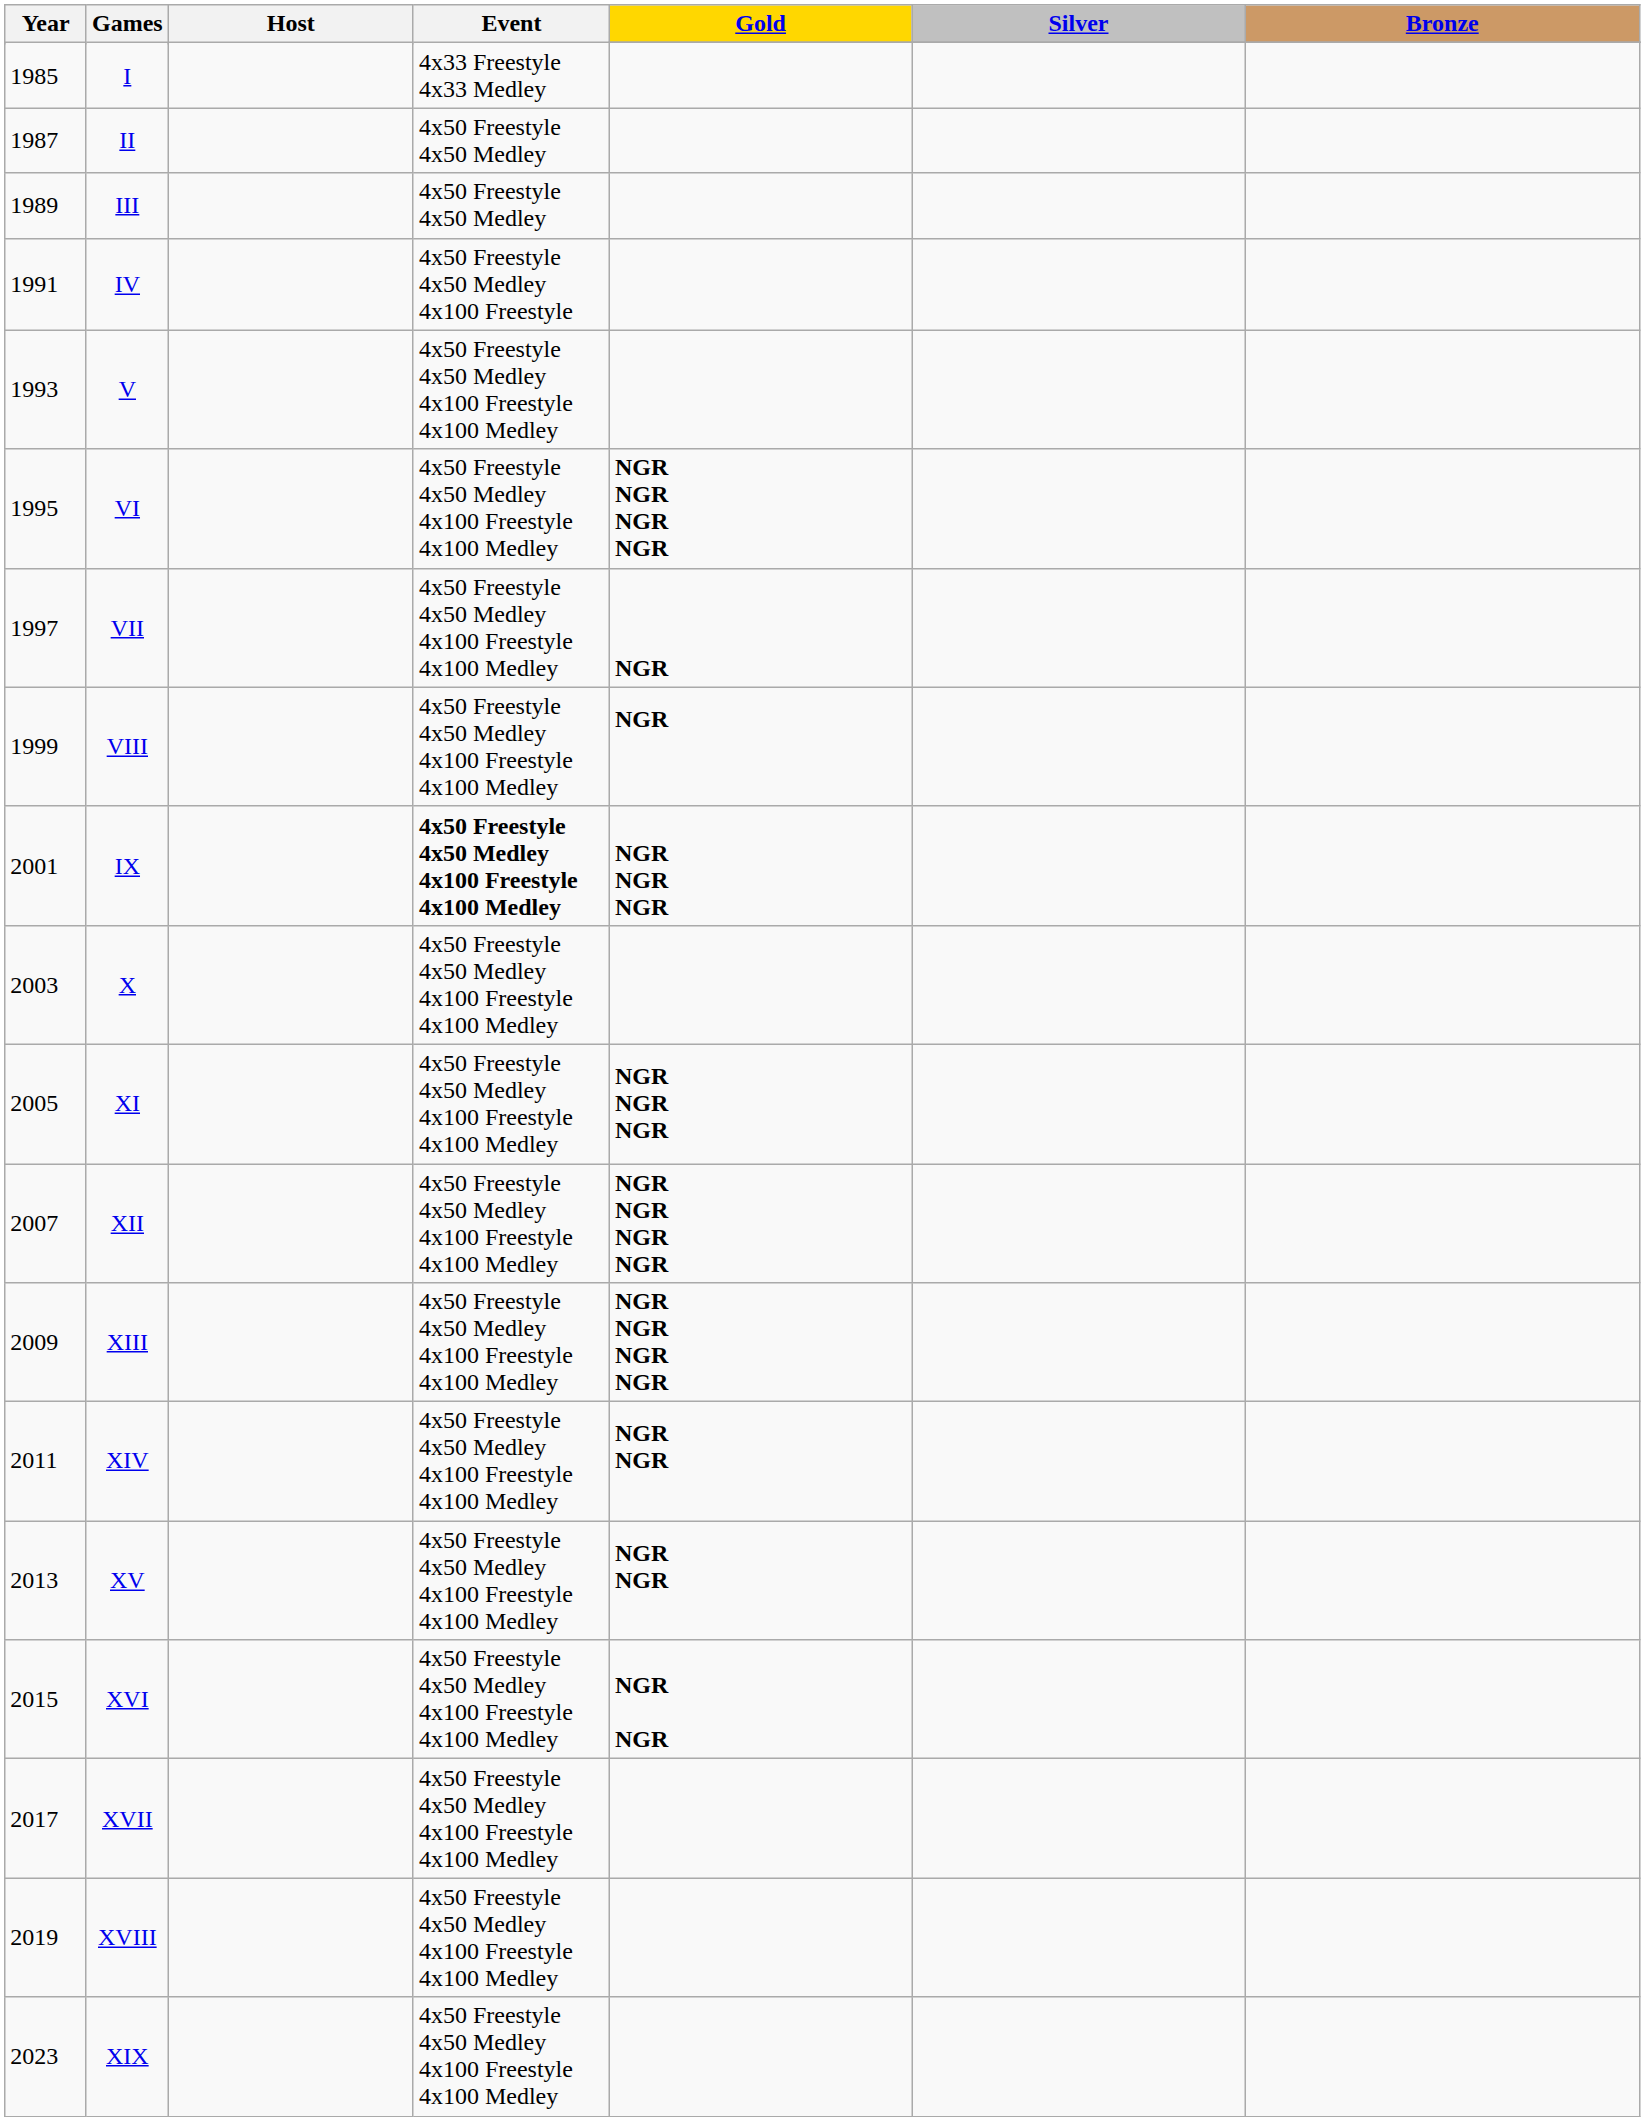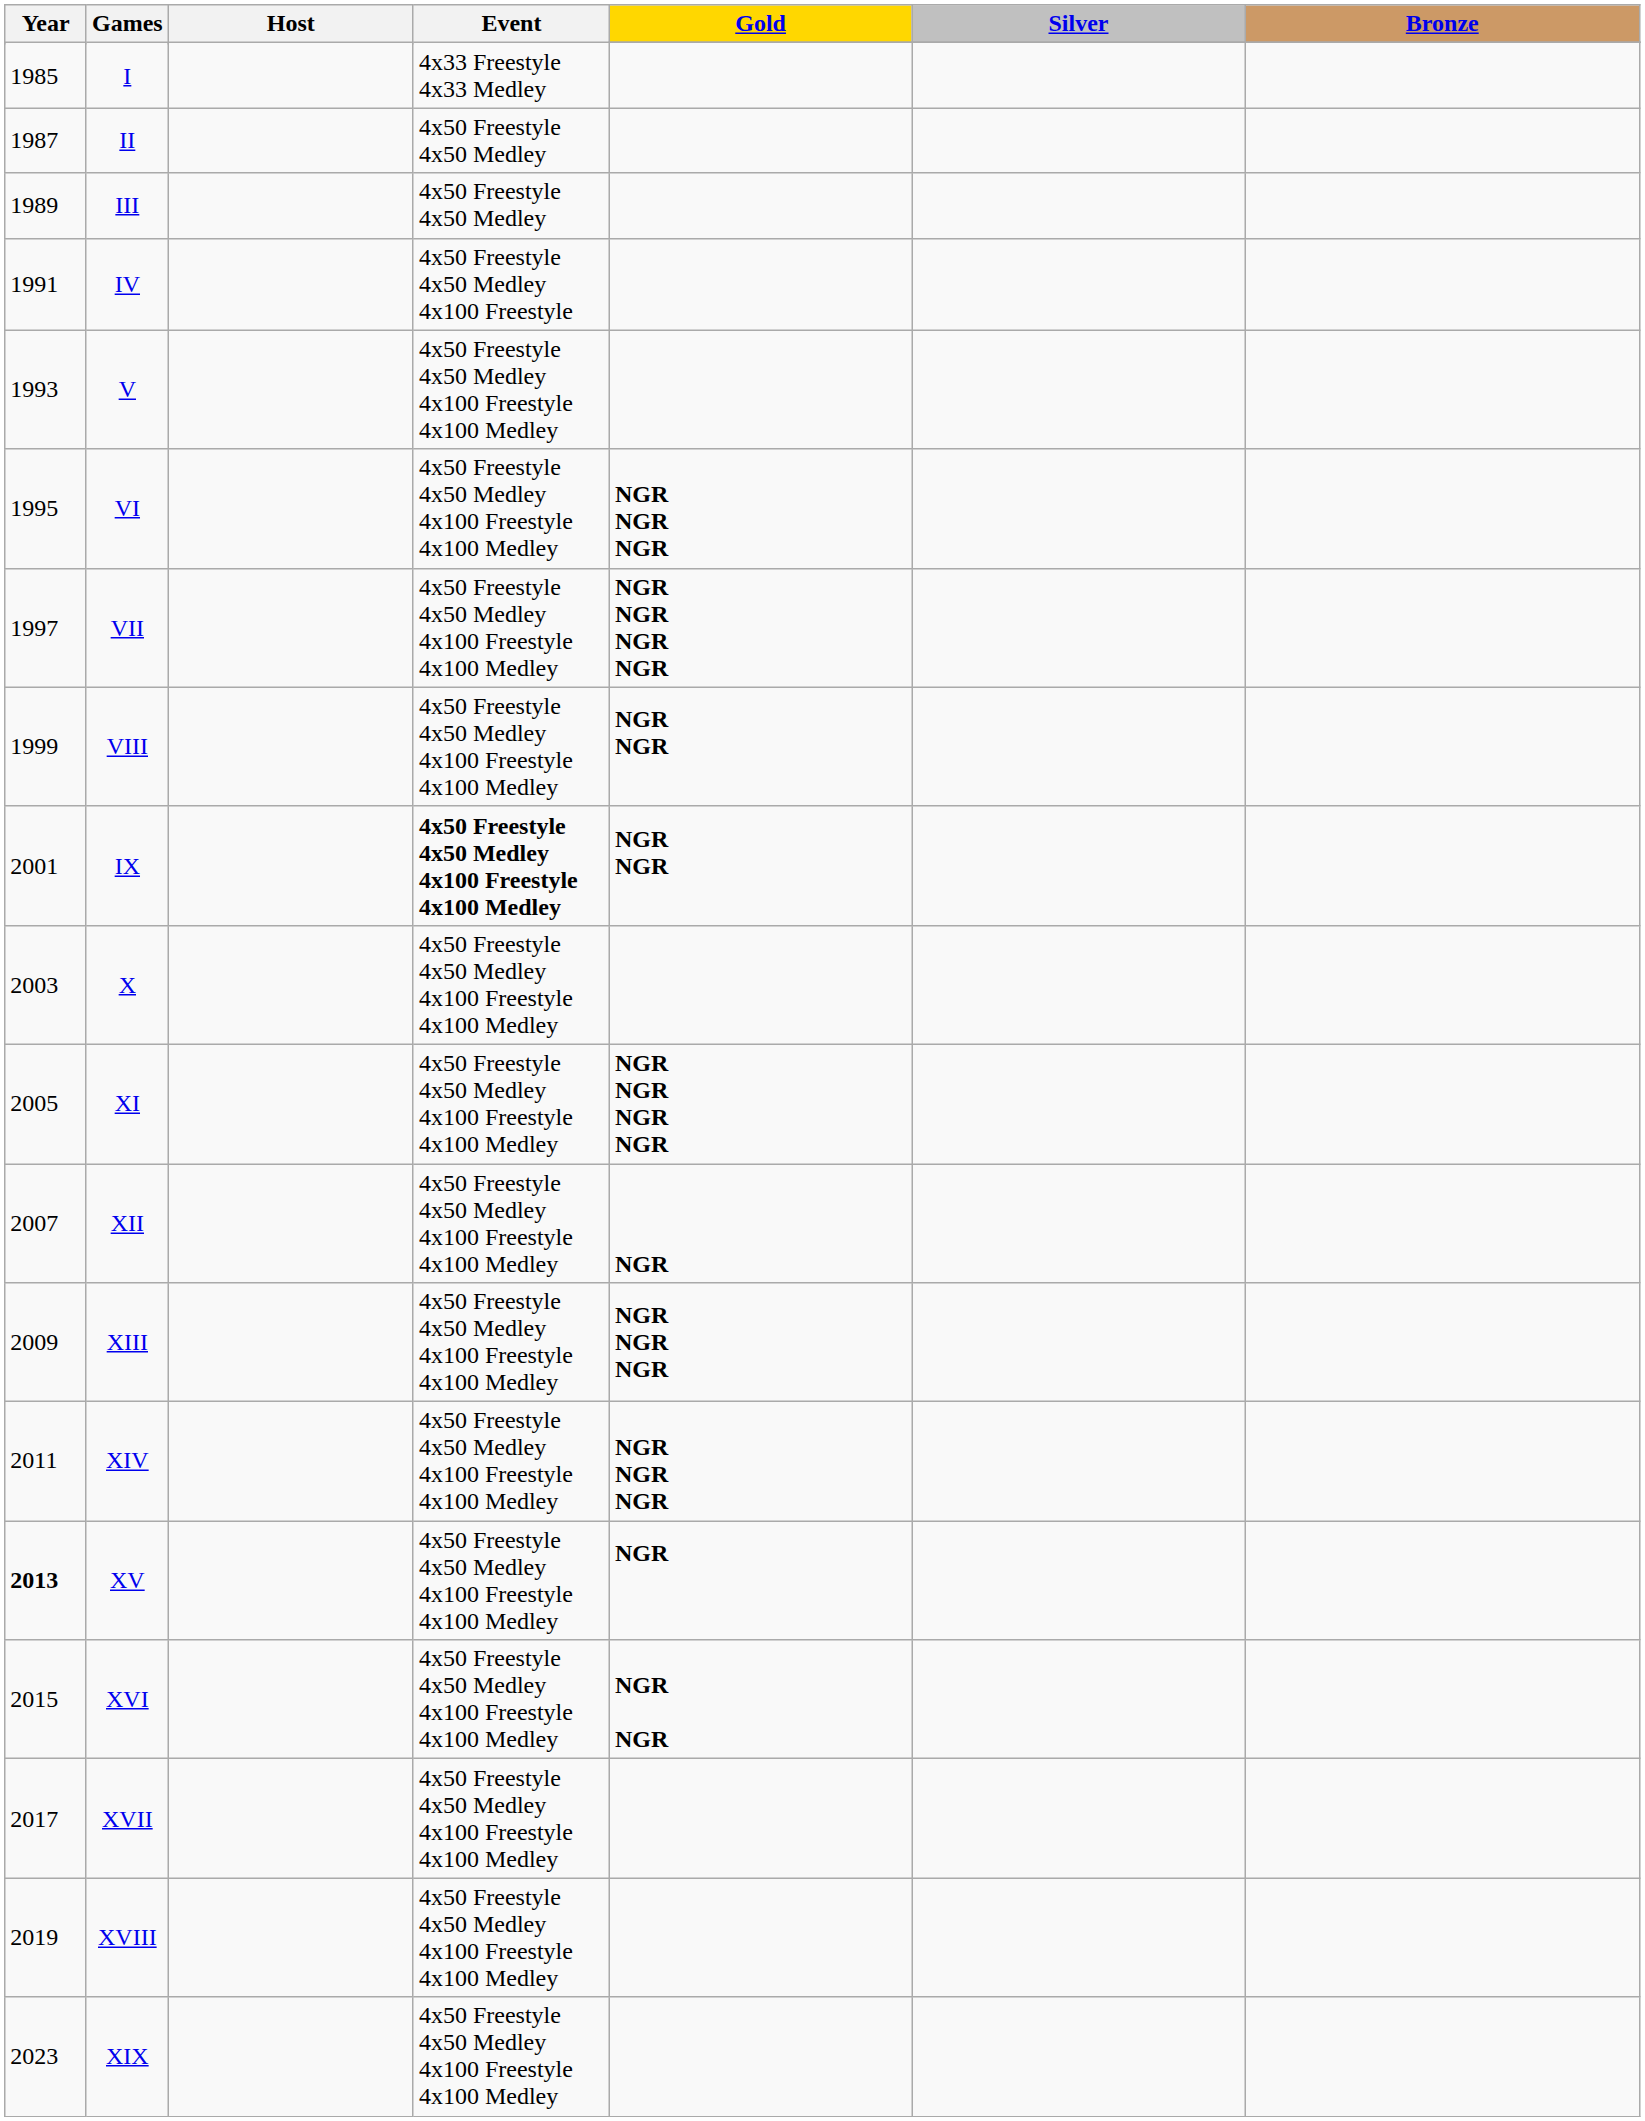(642, 508) NGR NGR NGR NGR -> (642, 521) NGR NGR NGR
(642, 667) NGR -> (642, 627) NGR NGR NGR NGR
(642, 719) NGR -> (642, 733) NGR NGR
(642, 879) NGR NGR NGR -> (642, 852) NGR NGR
(642, 1103) NGR NGR NGR -> (642, 1103) NGR NGR NGR NGR
(642, 1222) NGR NGR NGR NGR -> (642, 1263) NGR
(642, 1341) NGR NGR NGR NGR -> (642, 1341) NGR NGR NGR
(642, 1447) NGR NGR -> (642, 1474) NGR NGR NGR
(34, 1579) normal -> (34, 1579) bold
(642, 1566) NGR NGR -> (642, 1552) NGR
